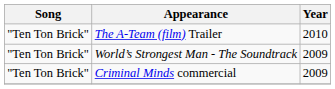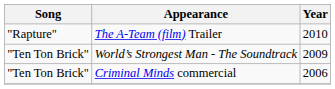(48, 34) "Ten Ton Brick" -> (32, 34) "Rapture"
(315, 73) 2009 -> (315, 73) 2006
